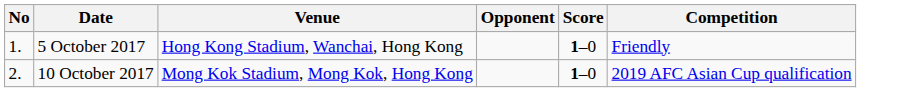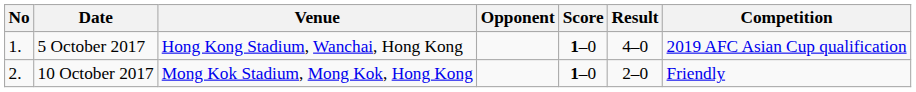+ column: (635, 18)
(641, 45) Friendly -> (787, 45) 2019 AFC Asian Cup qualification
(732, 73) 2019 AFC Asian Cup qualification -> (696, 73) Friendly
